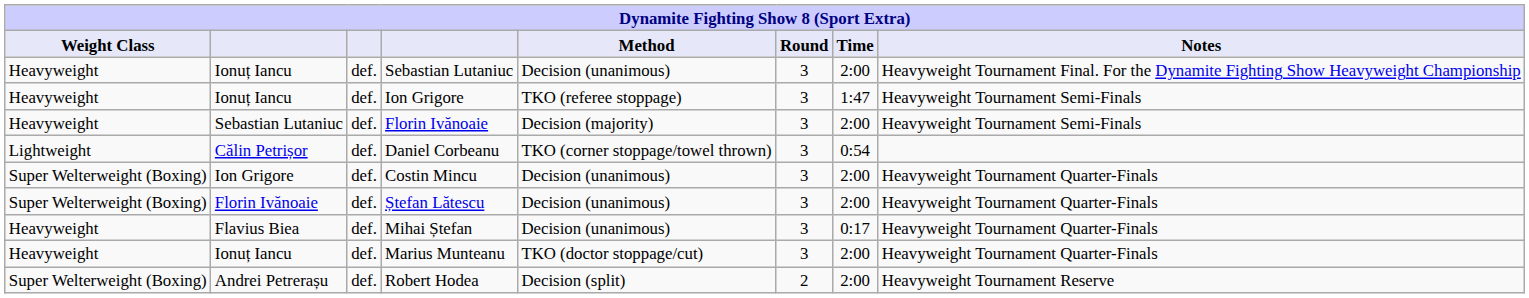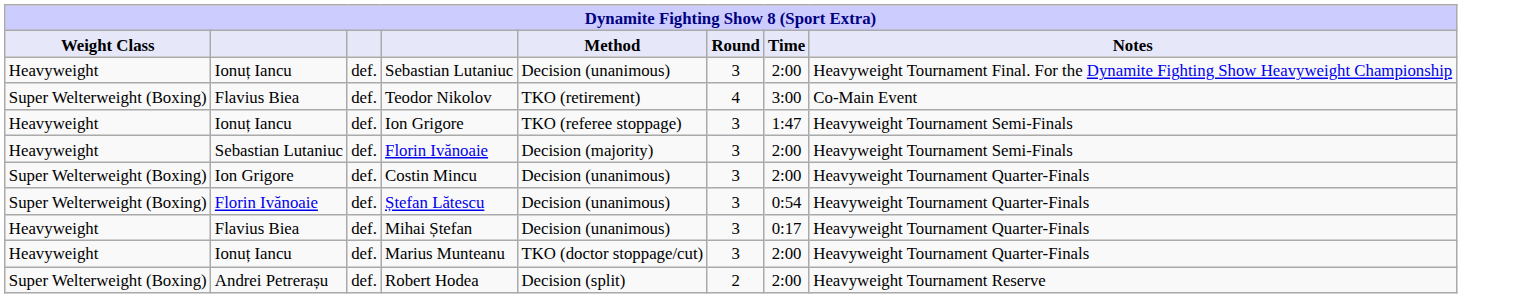+ row: (438, 97)
- row: (442, 149)
(855, 201) 2:00 -> (787, 201) 0:54
